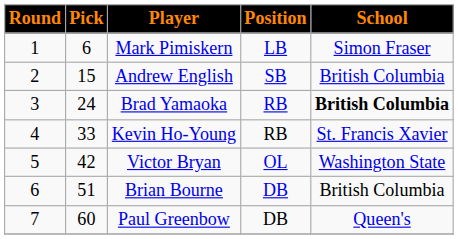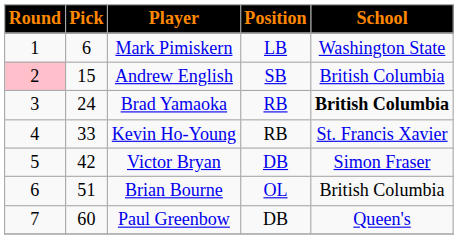(382, 47) Simon Fraser -> (382, 47) Washington State
(35, 76) no background -> (35, 76) pink background
(276, 162) OL -> (276, 162) DB
(382, 162) Washington State -> (382, 162) Simon Fraser
(276, 190) DB -> (276, 190) OL
